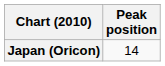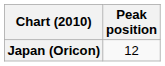(132, 50) 14 -> (132, 50) 12
